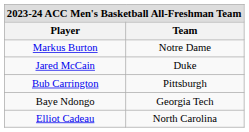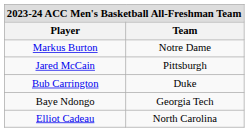(185, 66) Duke -> (185, 66) Pittsburgh
(185, 83) Pittsburgh -> (185, 83) Duke
